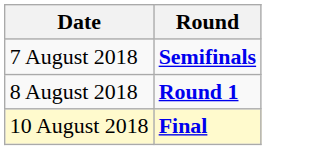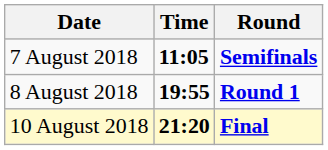+ column: (184, 21)
